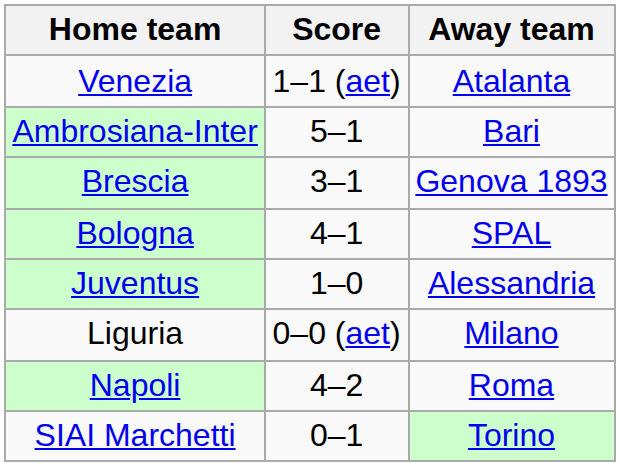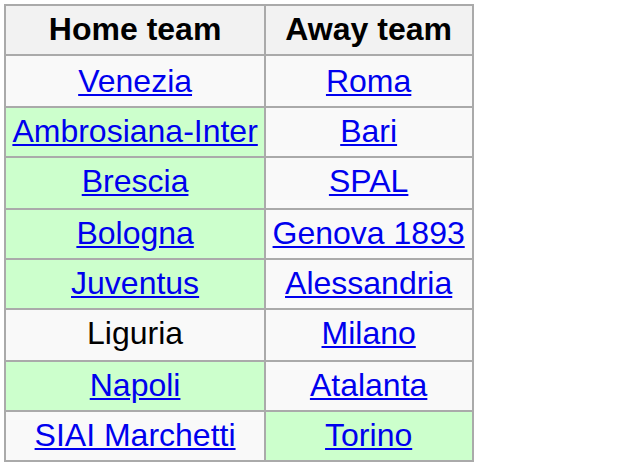- column: (337, 29)
(511, 80) Atalanta -> (369, 80) Roma
(511, 182) Genova 1893 -> (369, 182) SPAL
(511, 232) SPAL -> (369, 232) Genova 1893
(511, 385) Roma -> (369, 385) Atalanta
